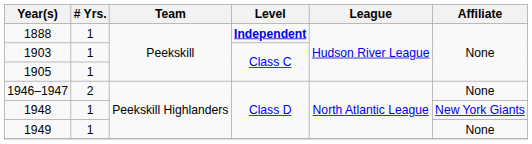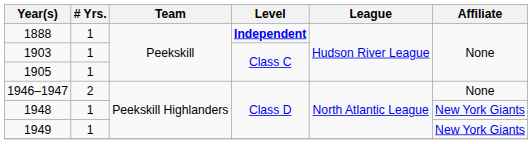(480, 130) None -> (480, 130) New York Giants
